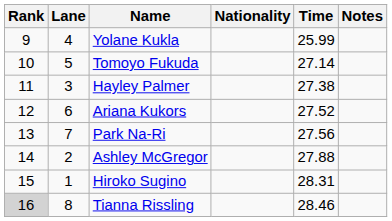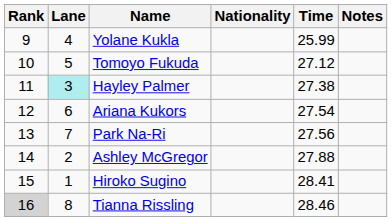(316, 63) 27.14 -> (316, 63) 27.12
(69, 87) no background -> (69, 87) paleturquoise background
(316, 110) 27.52 -> (316, 110) 27.54
(316, 181) 28.31 -> (316, 181) 28.41
